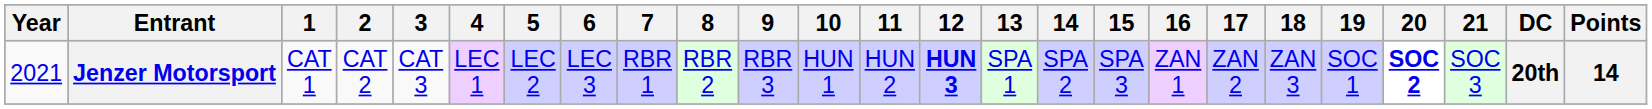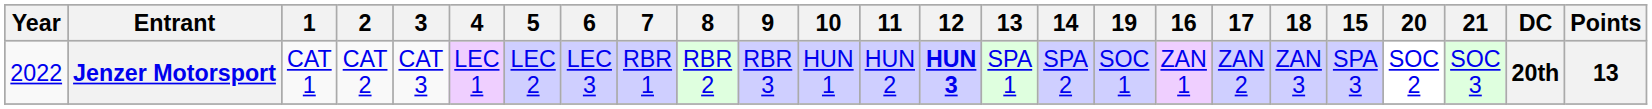columns swapped: (1121, 23) <-> (1353, 23)
(36, 72) 2021 -> (36, 72) 2022
(1414, 72) bold -> (1414, 72) normal
(1606, 72) 14 -> (1606, 72) 13
